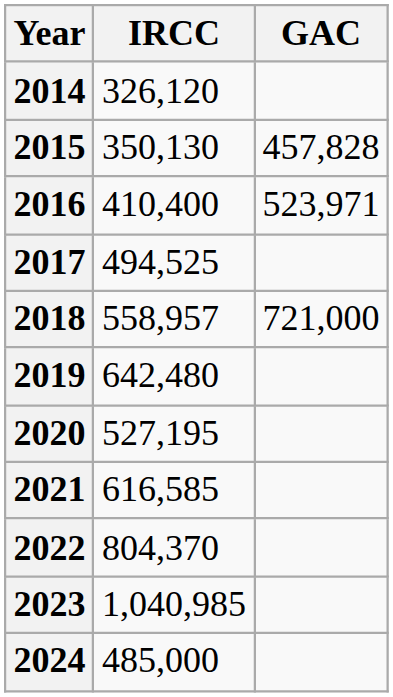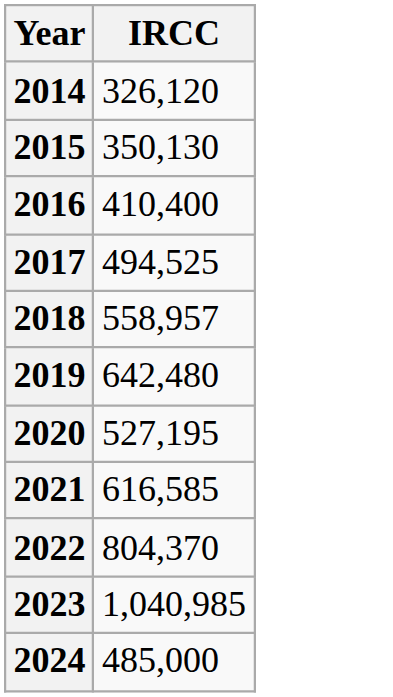- column: (321, 33)
